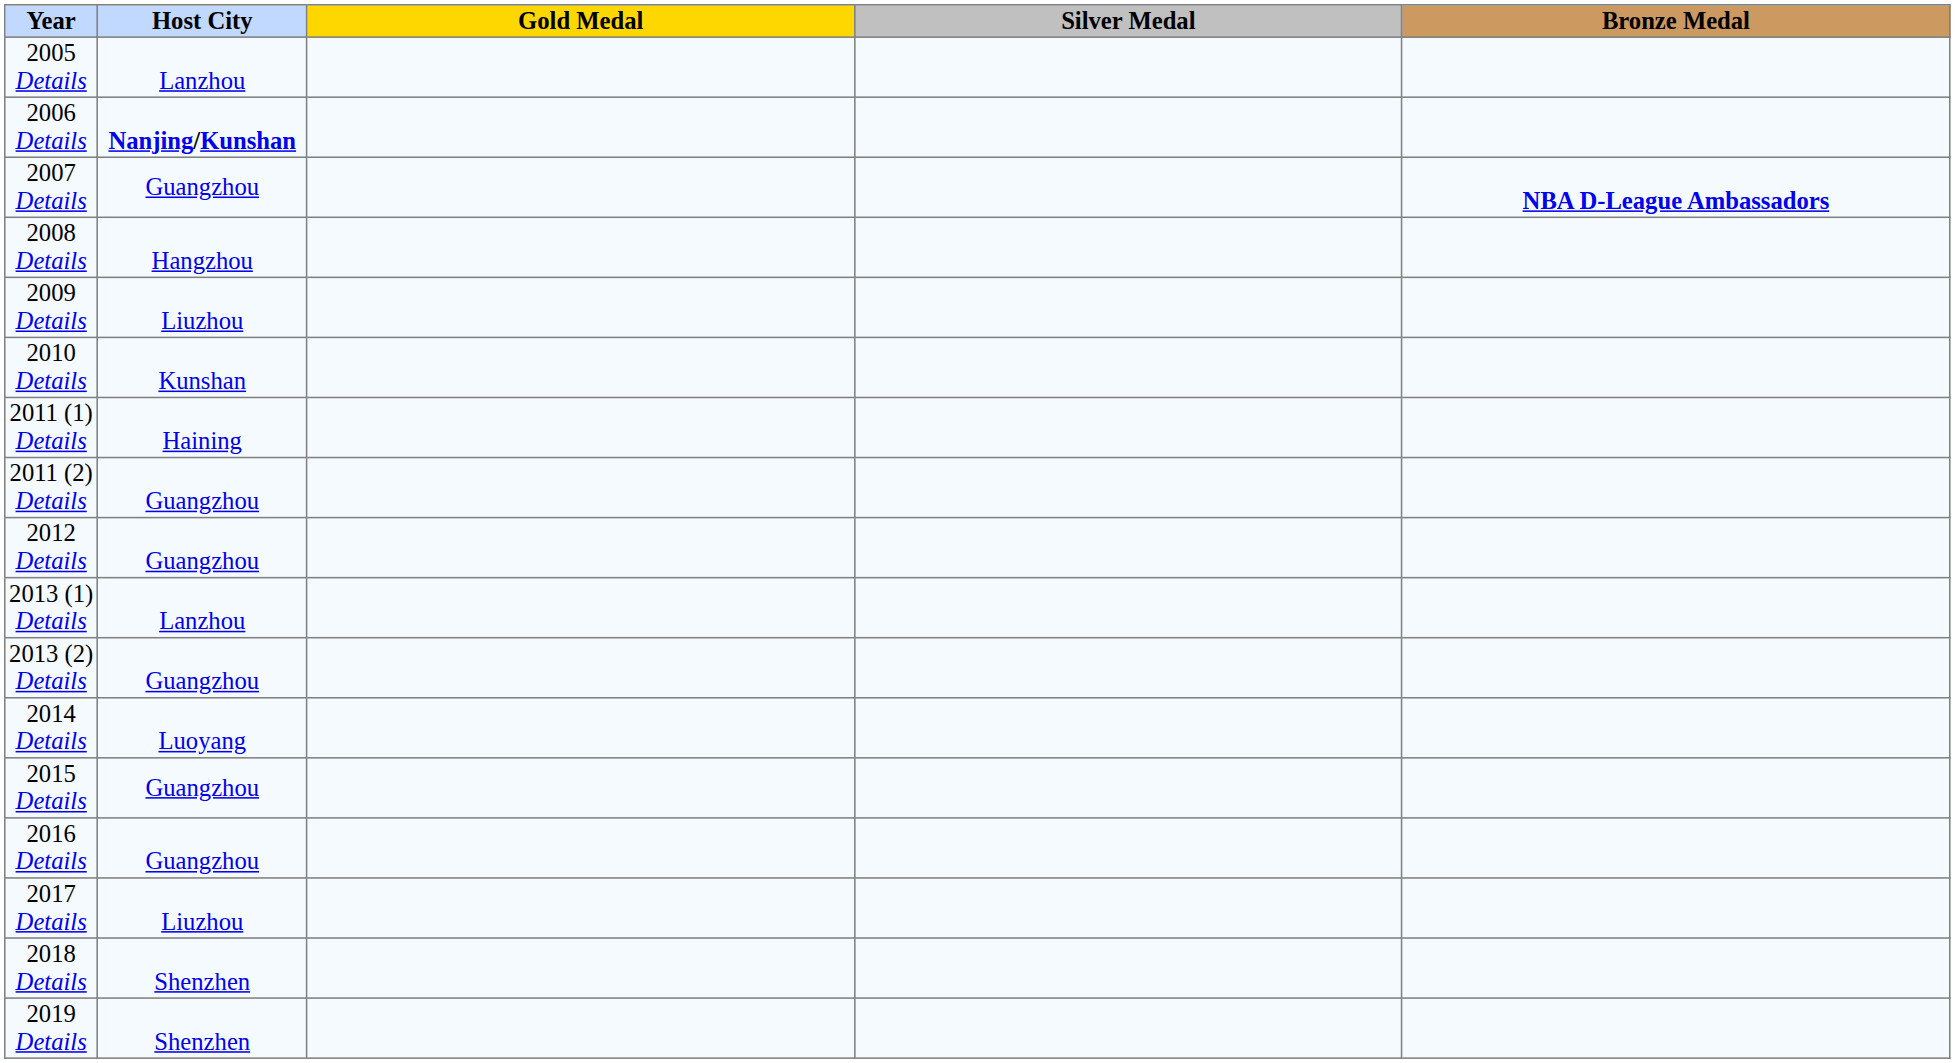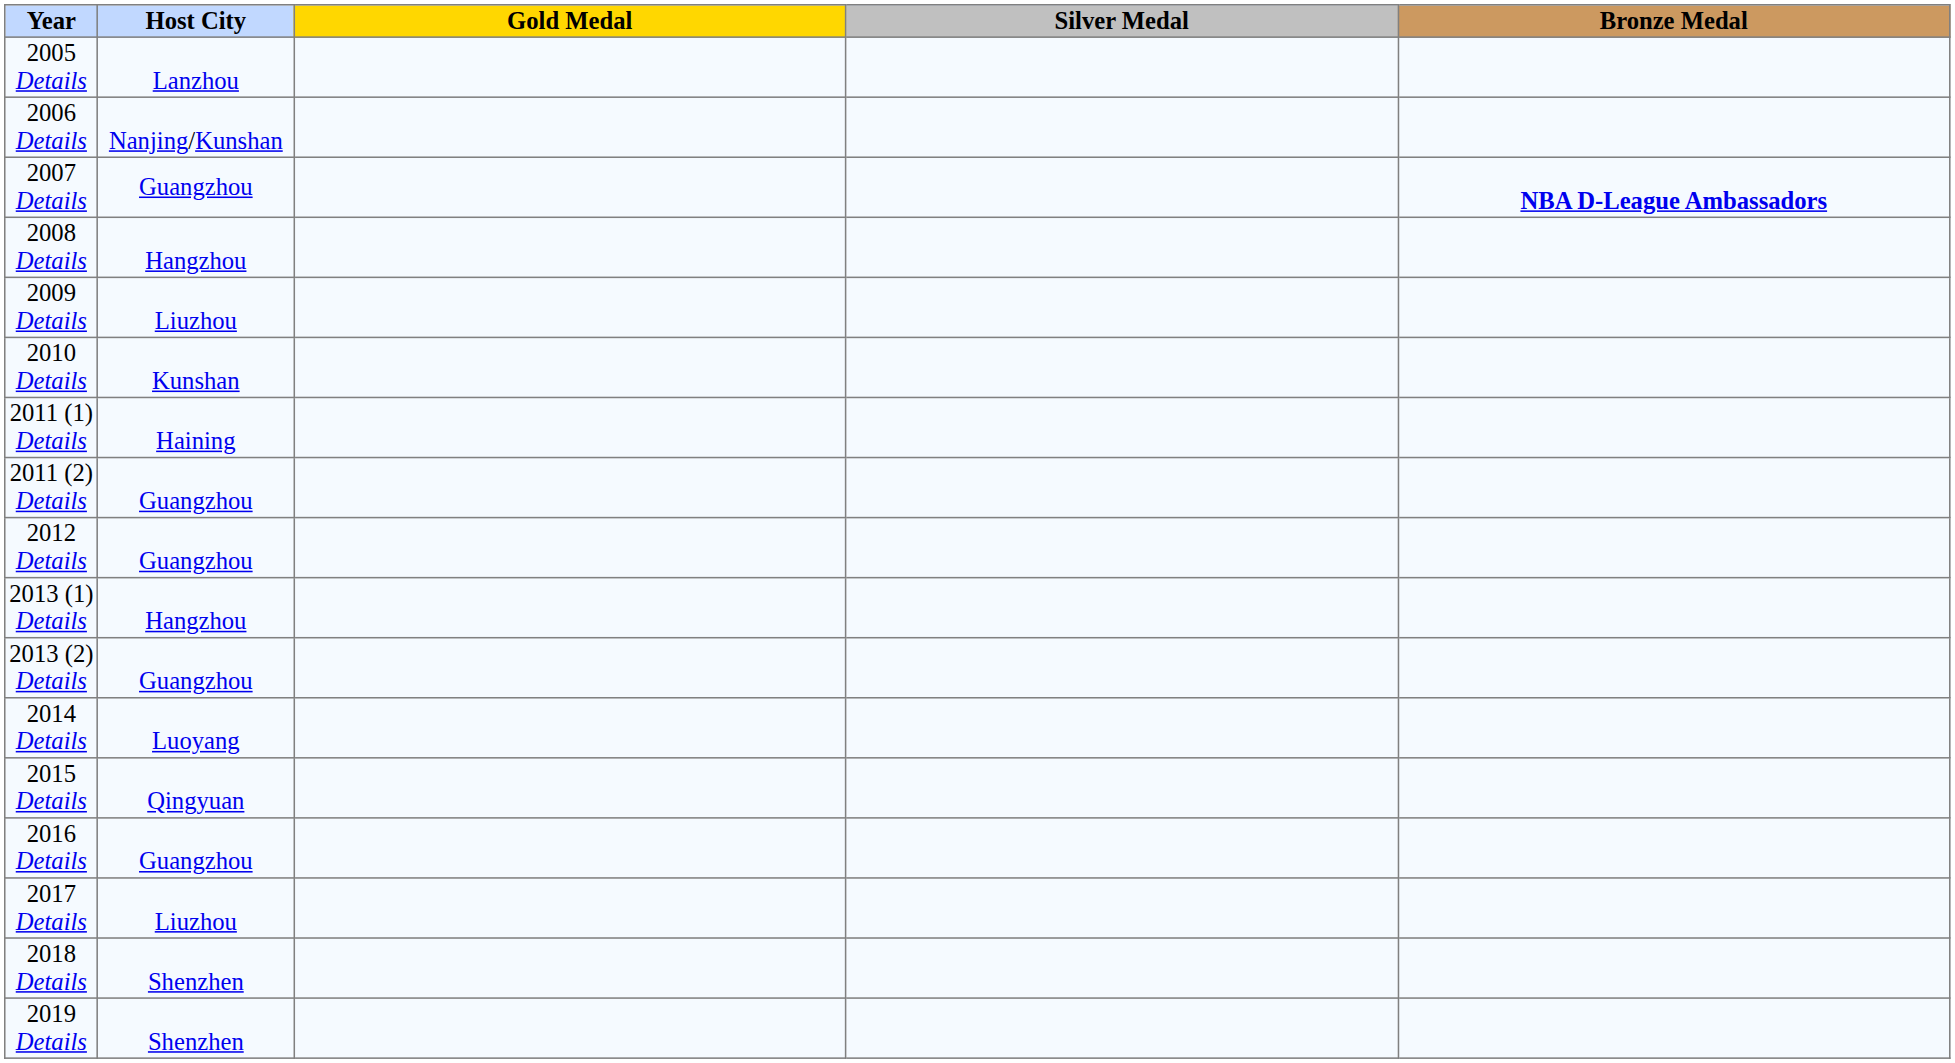(202, 140) bold -> (196, 140) normal
(202, 621) Lanzhou -> (196, 621) Hangzhou
(202, 787) Guangzhou -> (196, 801) Qingyuan
